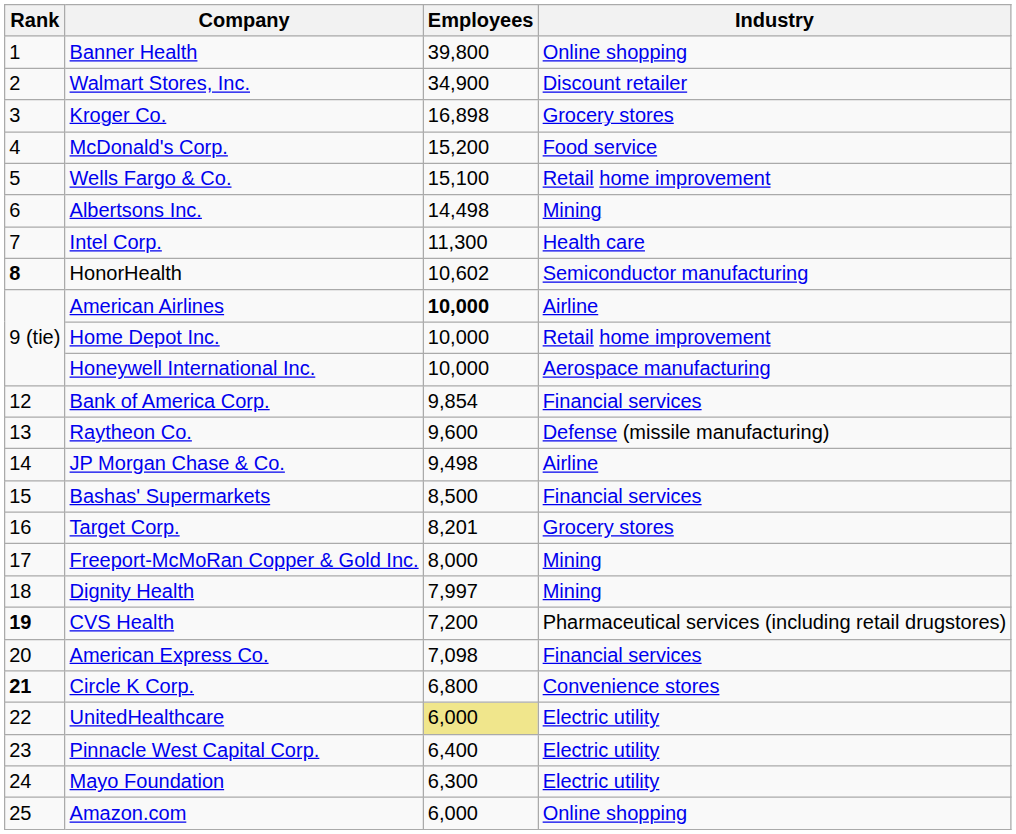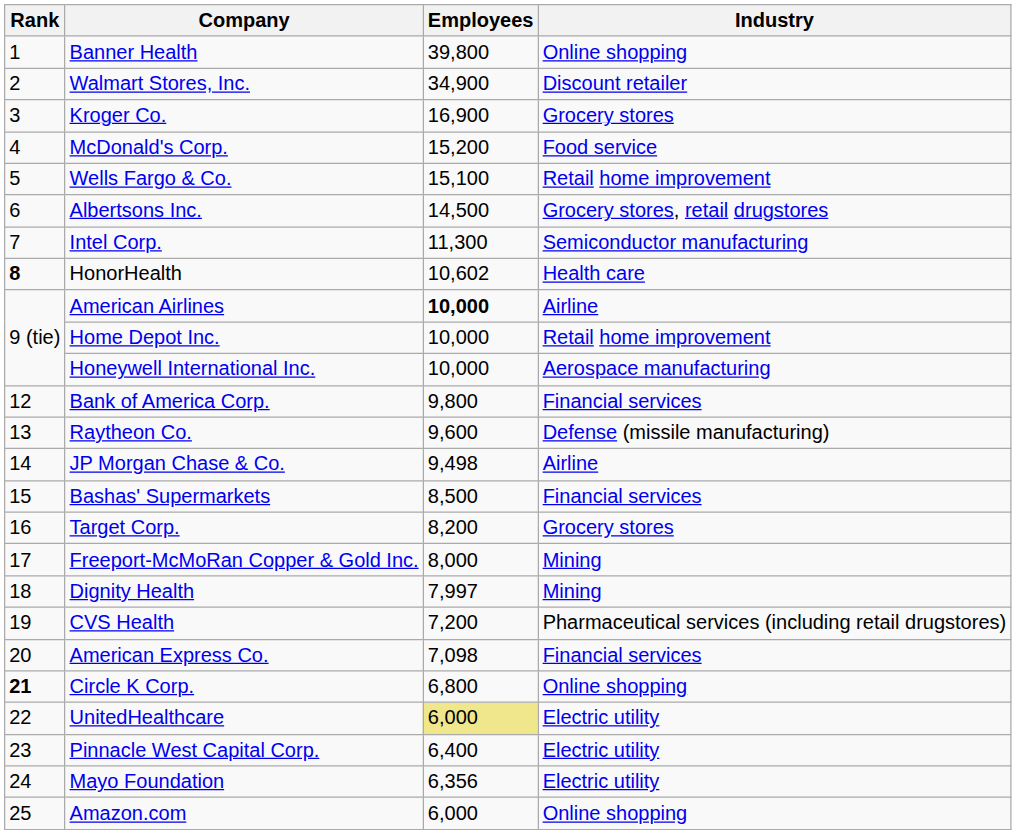(458, 115) 16,898 -> (458, 115) 16,900
(458, 210) 14,498 -> (458, 210) 14,500
(572, 210) Mining -> (685, 210) Grocery stores, retail drugstores
(594, 242) Health care -> (676, 242) Semiconductor manufacturing
(676, 274) Semiconductor manufacturing -> (594, 274) Health care
(453, 400) 9,854 -> (453, 400) 9,800
(453, 527) 8,201 -> (453, 527) 8,200
(20, 623) bold -> (20, 623) normal
(631, 686) Convenience stores -> (615, 686) Online shopping
(453, 781) 6,300 -> (453, 781) 6,356
